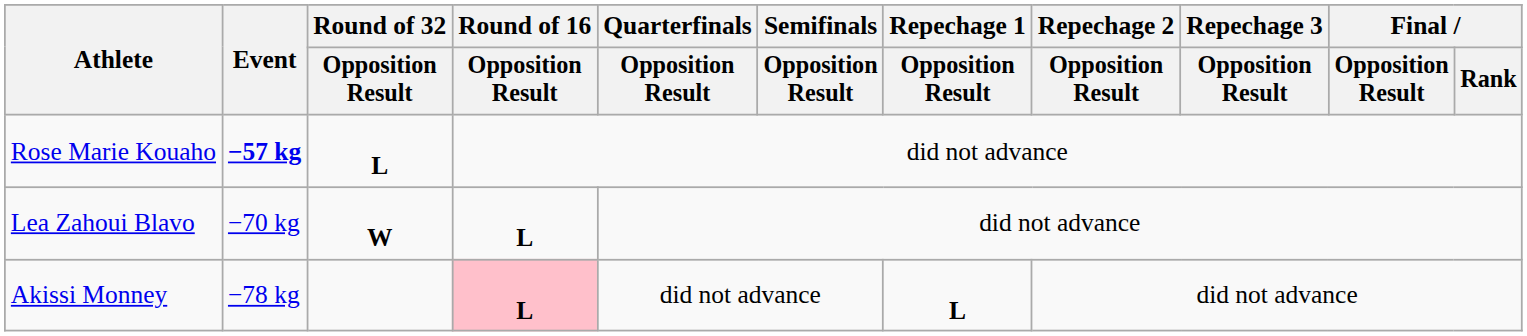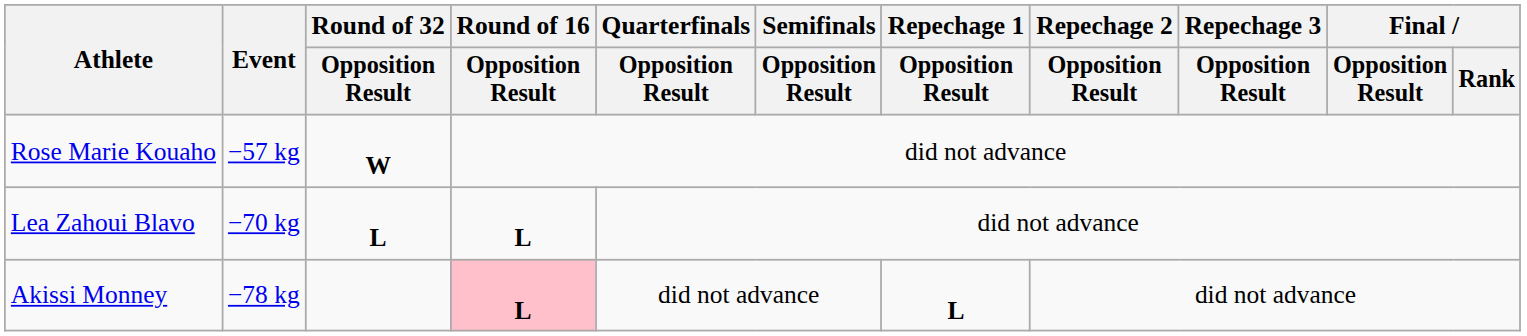(265, 151) bold -> (264, 151) normal
(380, 166) L -> (378, 166) W
(380, 238) W -> (378, 238) L
